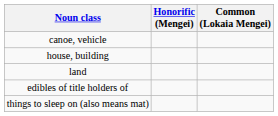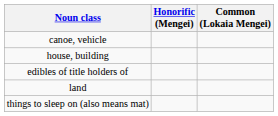rows swapped: (78, 87) <-> (78, 71)
